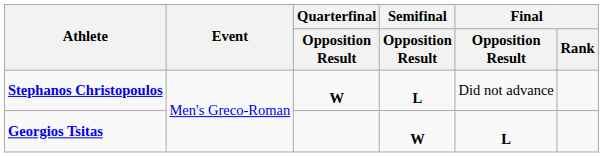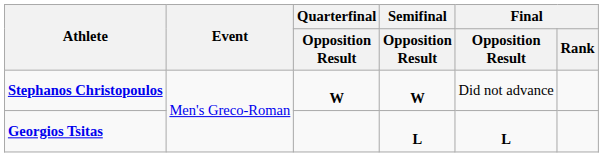(417, 99) L -> (417, 99) W
(417, 140) W -> (417, 140) L
